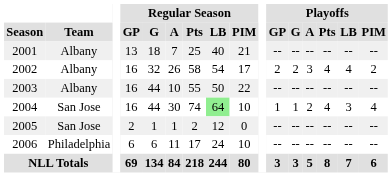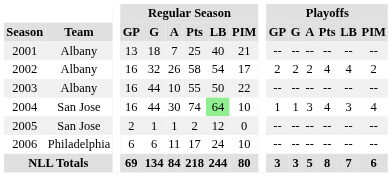(310, 69) 3 -> (310, 69) 2
(310, 107) 2 -> (310, 107) 3
